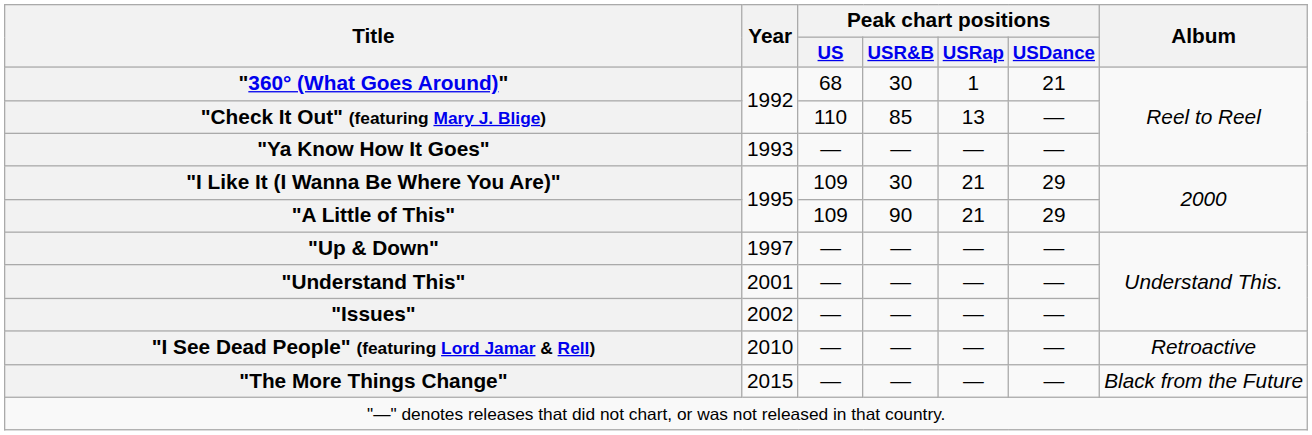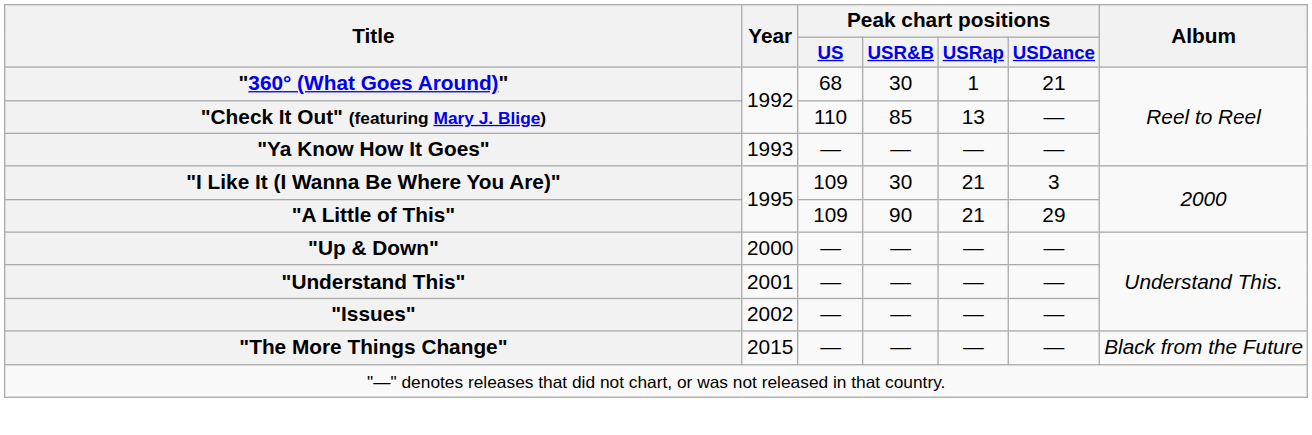(1054, 182) 29 -> (1054, 182) 3
(770, 248) 1997 -> (770, 248) 2000
- row: (373, 347)
